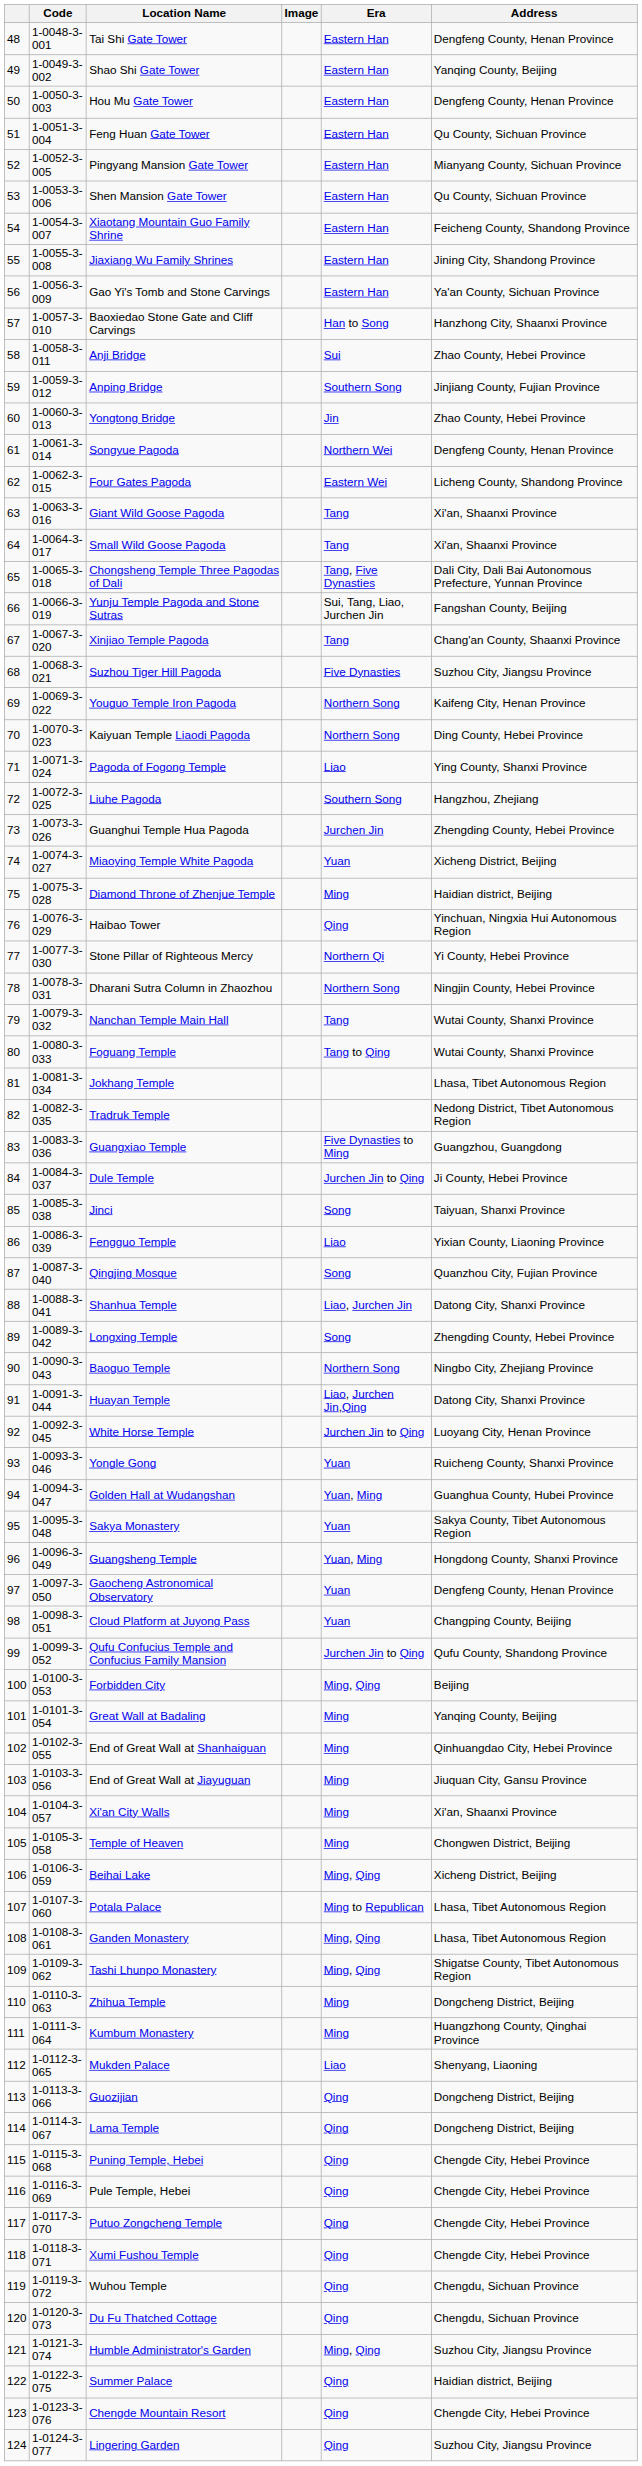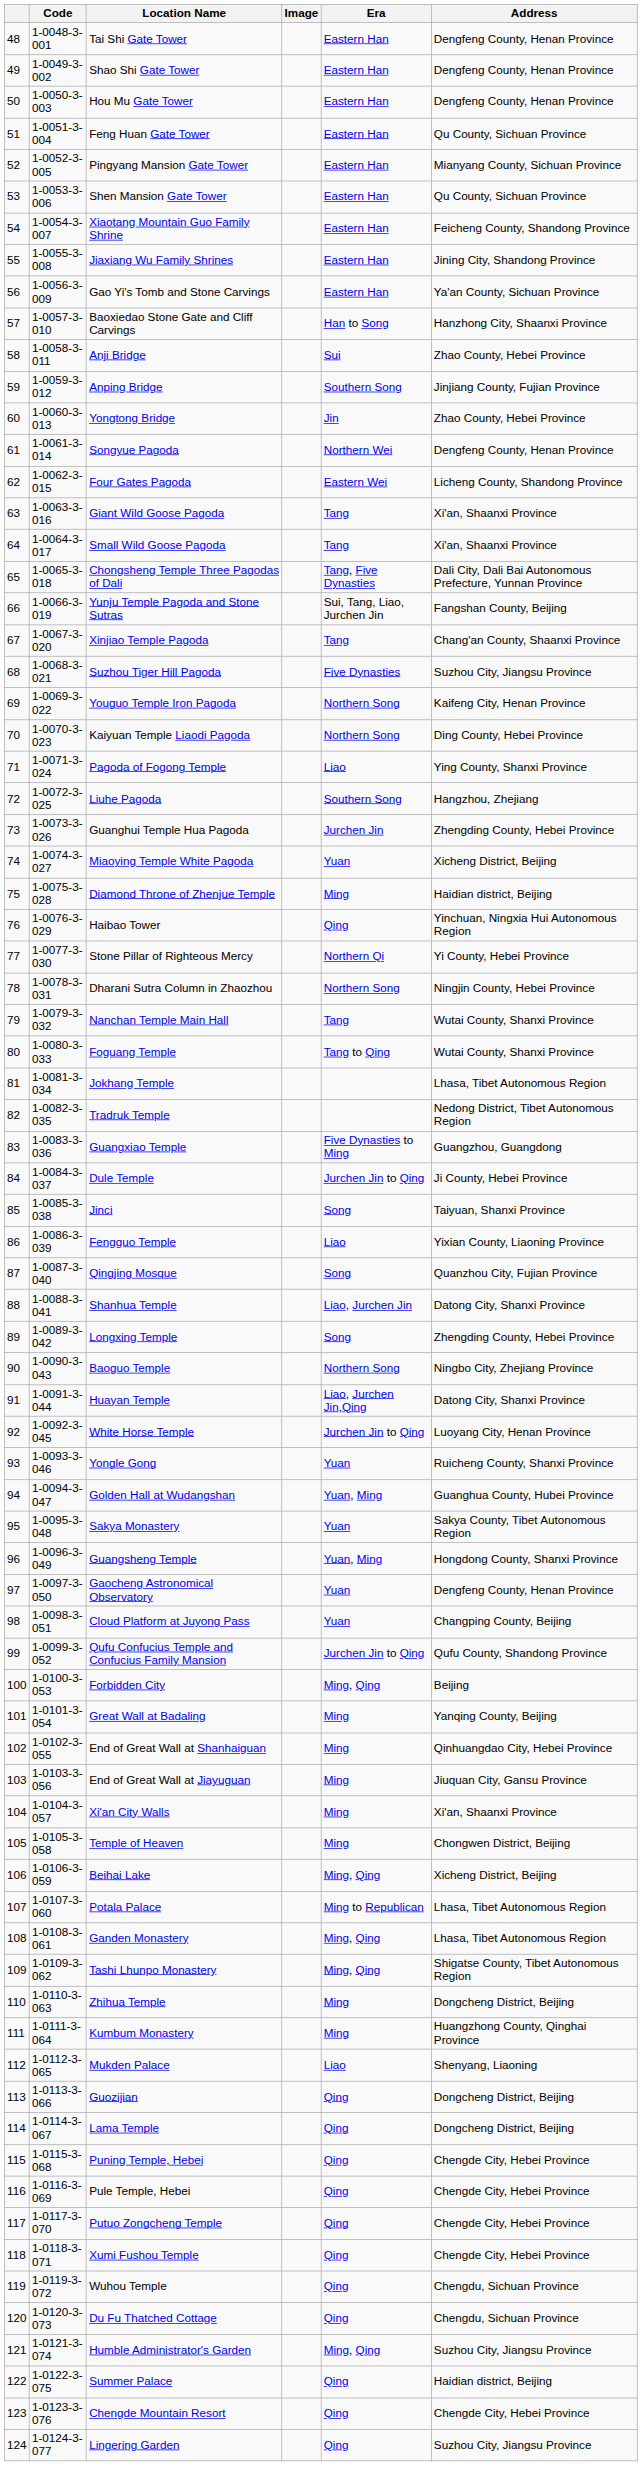(495, 70) Yanqing County, Beijing -> (524, 70) Dengfeng County, Henan Province
